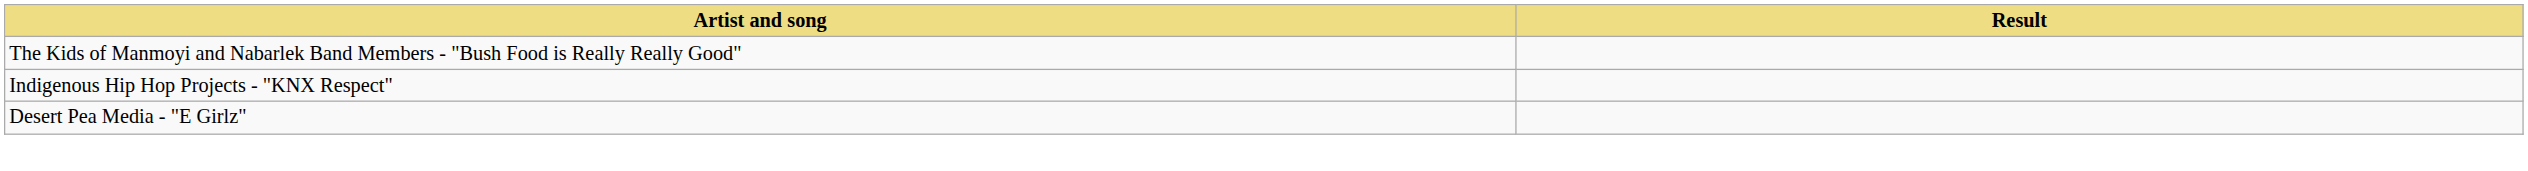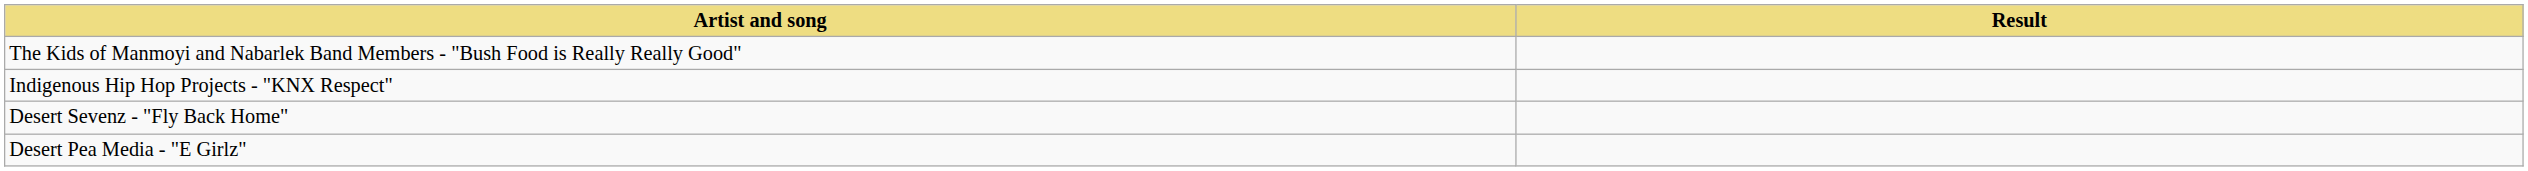+ row: (149, 117)
